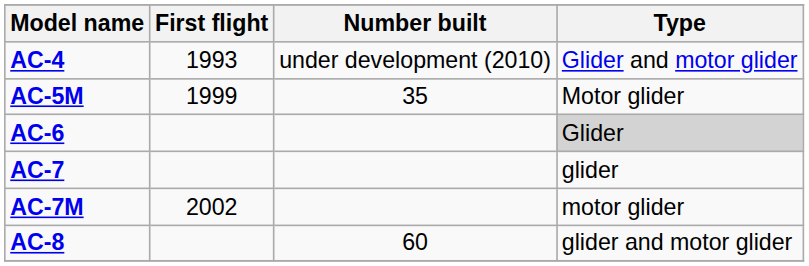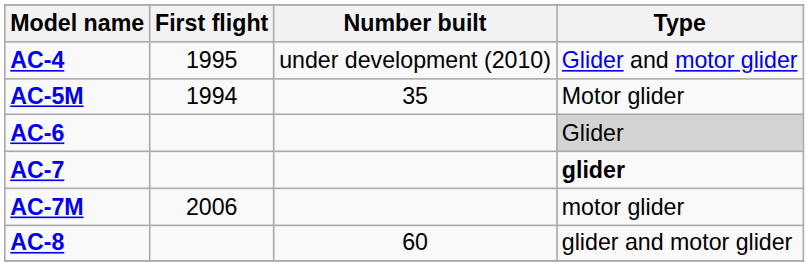(212, 60) 1993 -> (212, 60) 1995
(212, 97) 1999 -> (212, 97) 1994
(590, 170) normal -> (593, 170) bold
(212, 207) 2002 -> (212, 207) 2006
